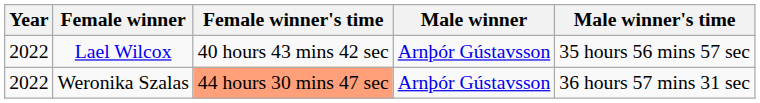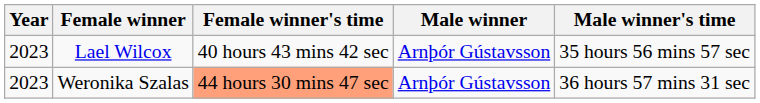(29, 51) 2022 -> (29, 51) 2023
(29, 82) 2022 -> (29, 82) 2023
